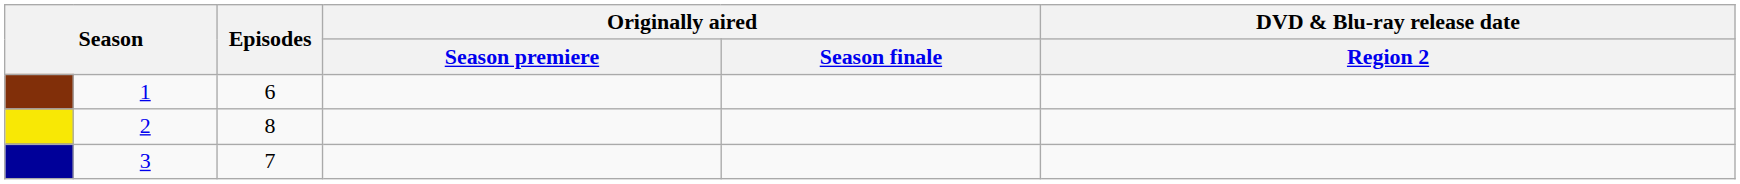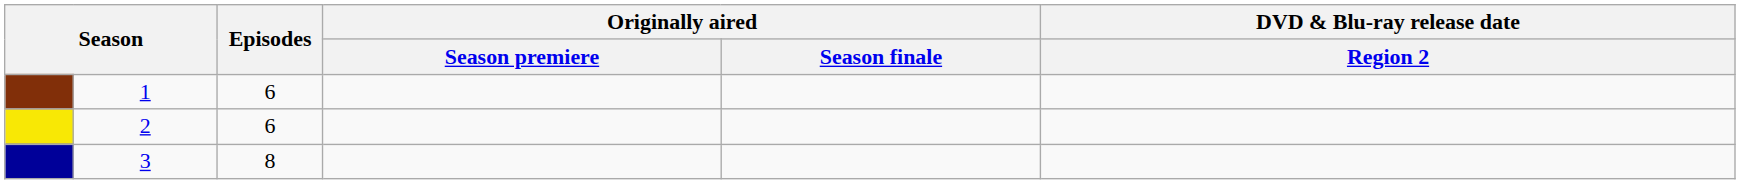(270, 126) 8 -> (270, 126) 6
(270, 160) 7 -> (270, 160) 8
